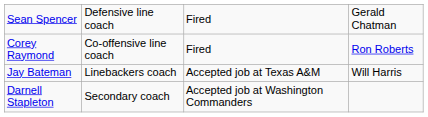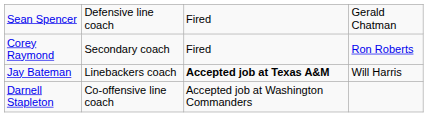(125, 49) Co-offensive line coach -> (127, 49) Secondary coach
(253, 73) normal -> (258, 73) bold
(127, 96) Secondary coach -> (125, 96) Co-offensive line coach
